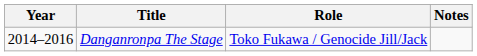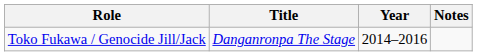columns swapped: (41, 16) <-> (328, 16)
